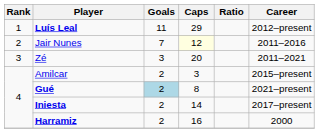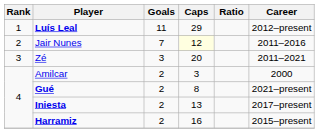(282, 74) 2015–present -> (282, 74) 2000
(161, 89) lightblue background -> (161, 89) no background
(196, 105) 14 -> (196, 105) 13
(282, 120) 2000 -> (282, 120) 2015–present
